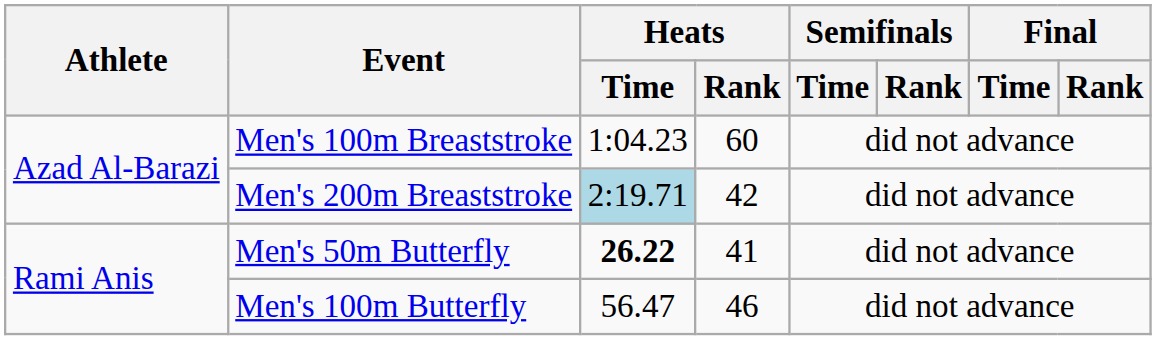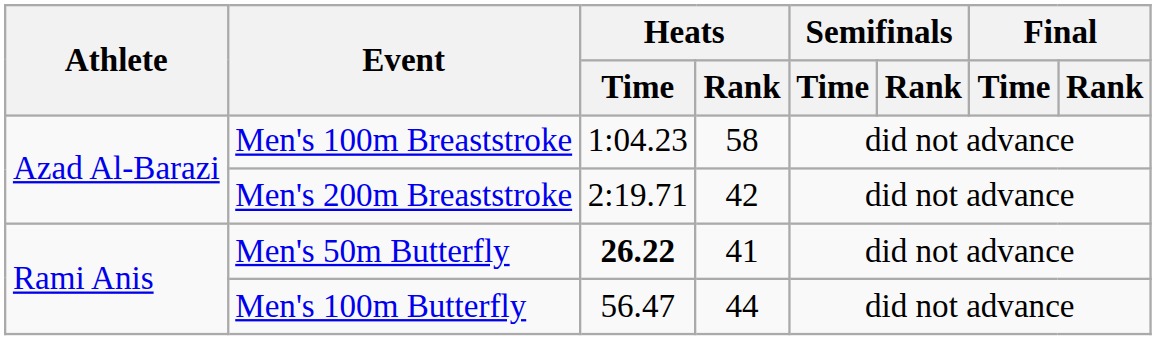(742, 141) 60 -> (742, 141) 58
(638, 196) lightblue background -> (638, 196) no background
(742, 305) 46 -> (742, 305) 44
